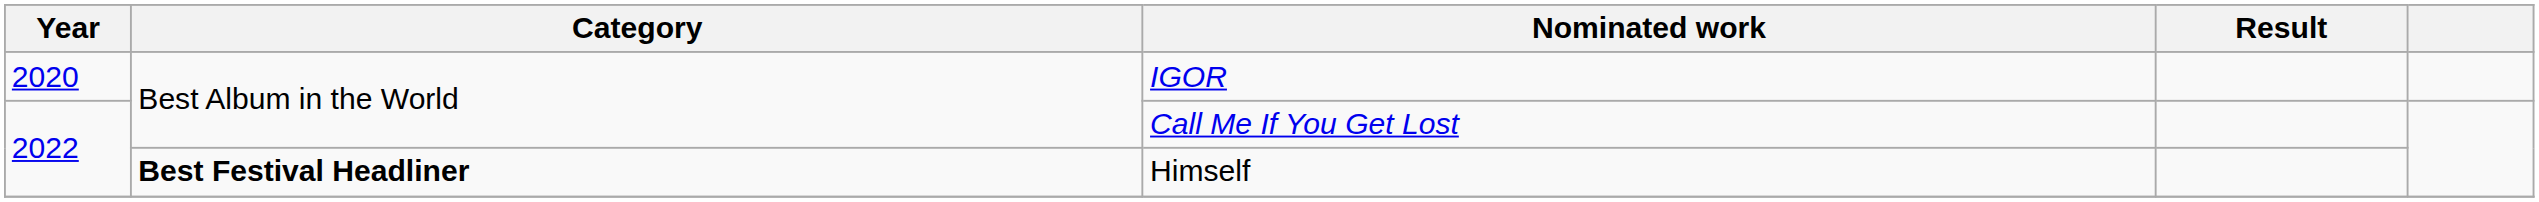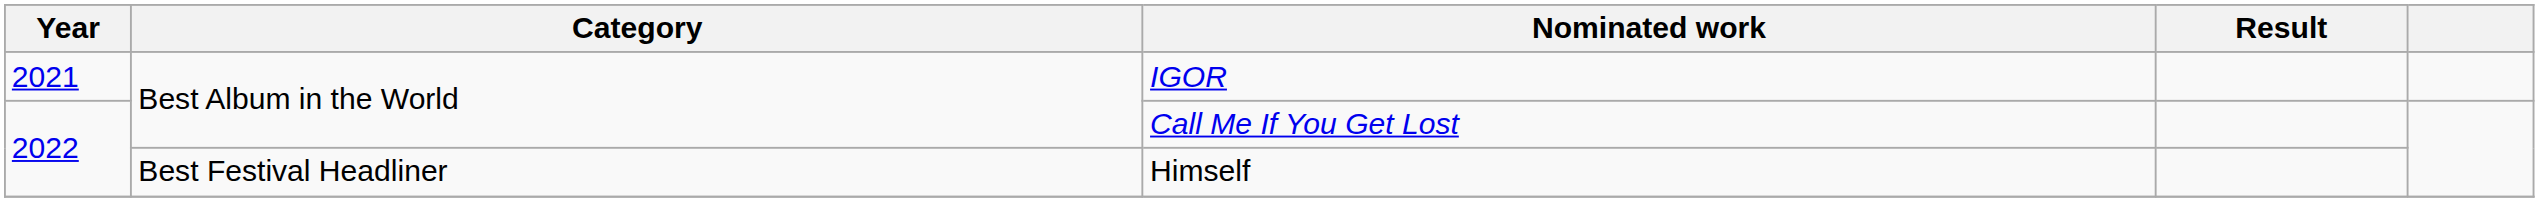(45, 76) 2020 -> (45, 76) 2021
(304, 171) bold -> (293, 171) normal
